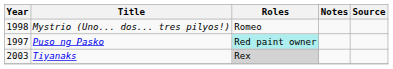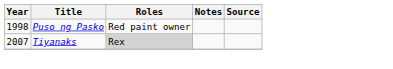- row: (131, 27)
(17, 41) 1997 -> (17, 27) 1998
(275, 41) paleturquoise background -> (149, 27) no background
(17, 56) 2003 -> (17, 41) 2007
